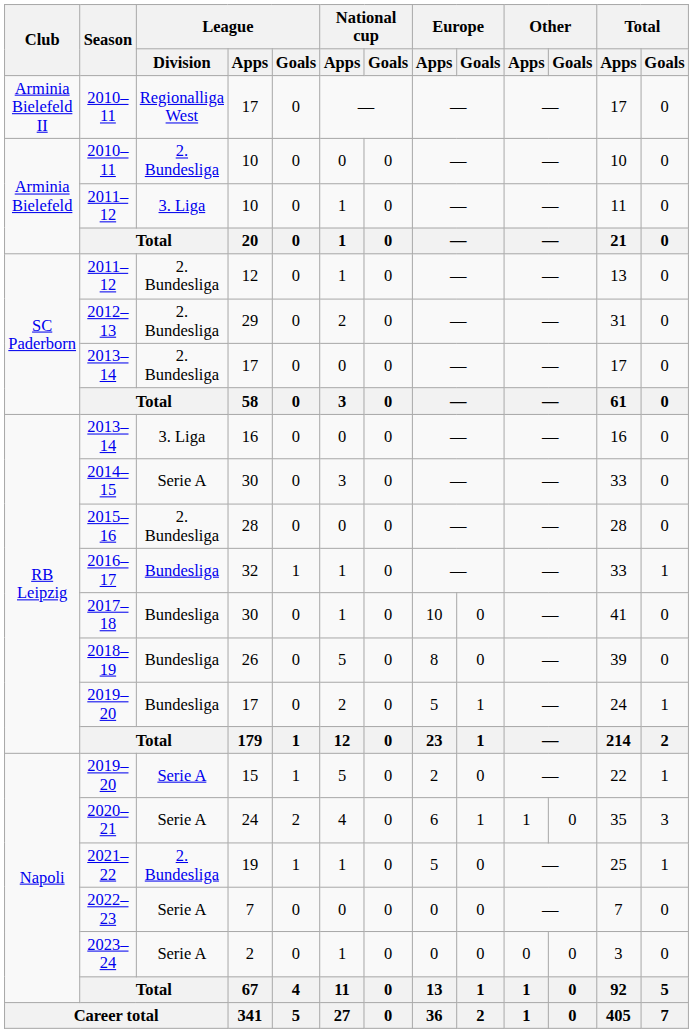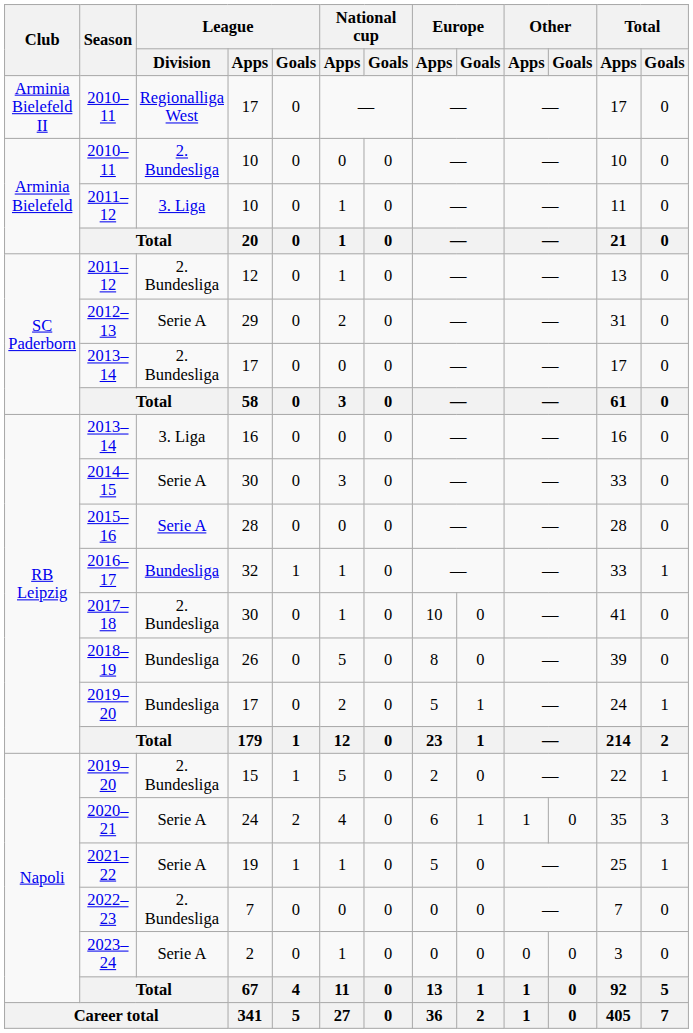(182, 321) 2. Bundesliga -> (182, 321) Serie A
(182, 525) 2. Bundesliga -> (182, 525) Serie A
(182, 615) Bundesliga -> (182, 615) 2. Bundesliga
(182, 775) Serie A -> (182, 775) 2. Bundesliga
(182, 864) 2. Bundesliga -> (182, 864) Serie A
(182, 909) Serie A -> (182, 909) 2. Bundesliga
